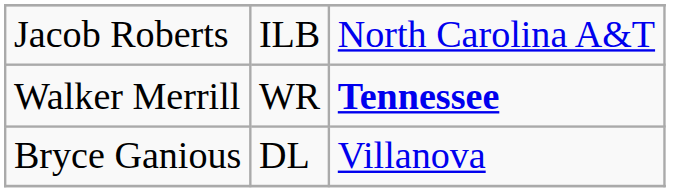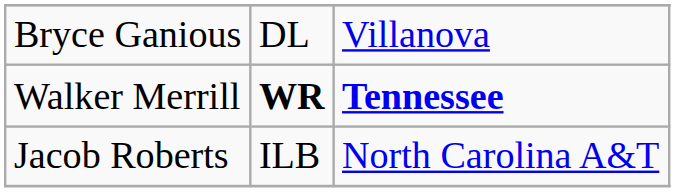rows swapped: (128, 155) <-> (121, 34)
(290, 95) normal -> (292, 95) bold
